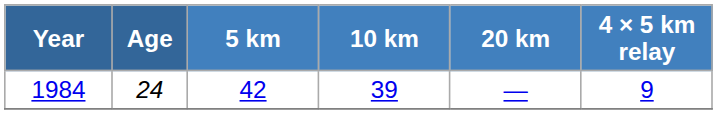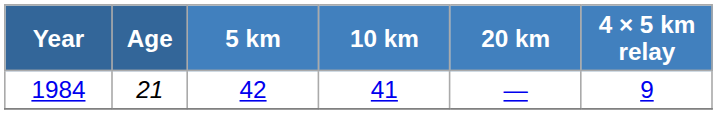(150, 90) 24 -> (150, 90) 21
(384, 90) 39 -> (384, 90) 41
